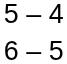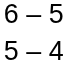rows swapped: (34, 51) <-> (34, 14)
